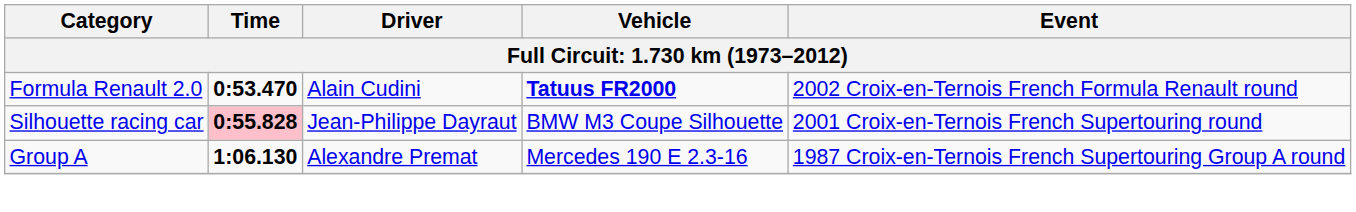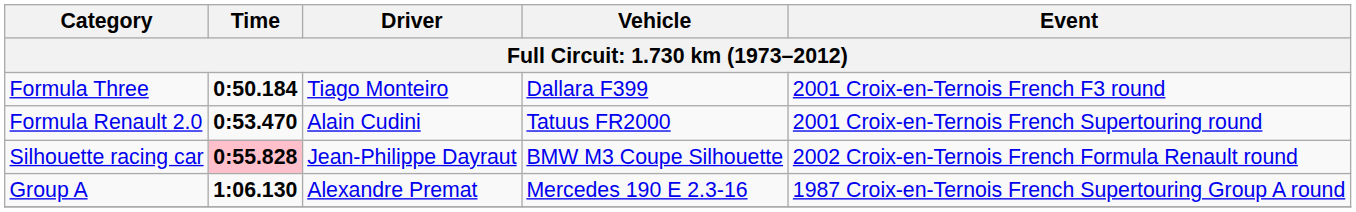+ row: (79, 88)
(601, 88) bold -> (599, 122) normal
(1045, 88) 2002 Croix-en-Ternois French Formula Renault round -> (1028, 122) 2001 Croix-en-Ternois French Supertouring round
(1028, 122) 2001 Croix-en-Ternois French Supertouring round -> (1045, 156) 2002 Croix-en-Ternois French Formula Renault round
